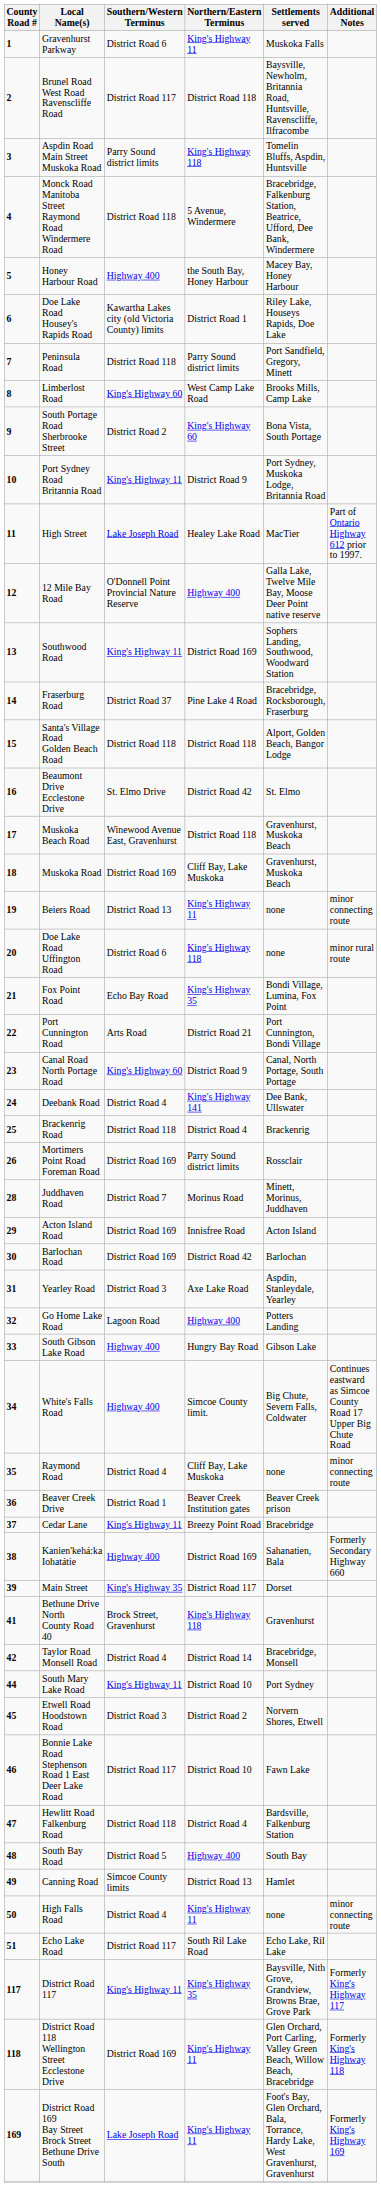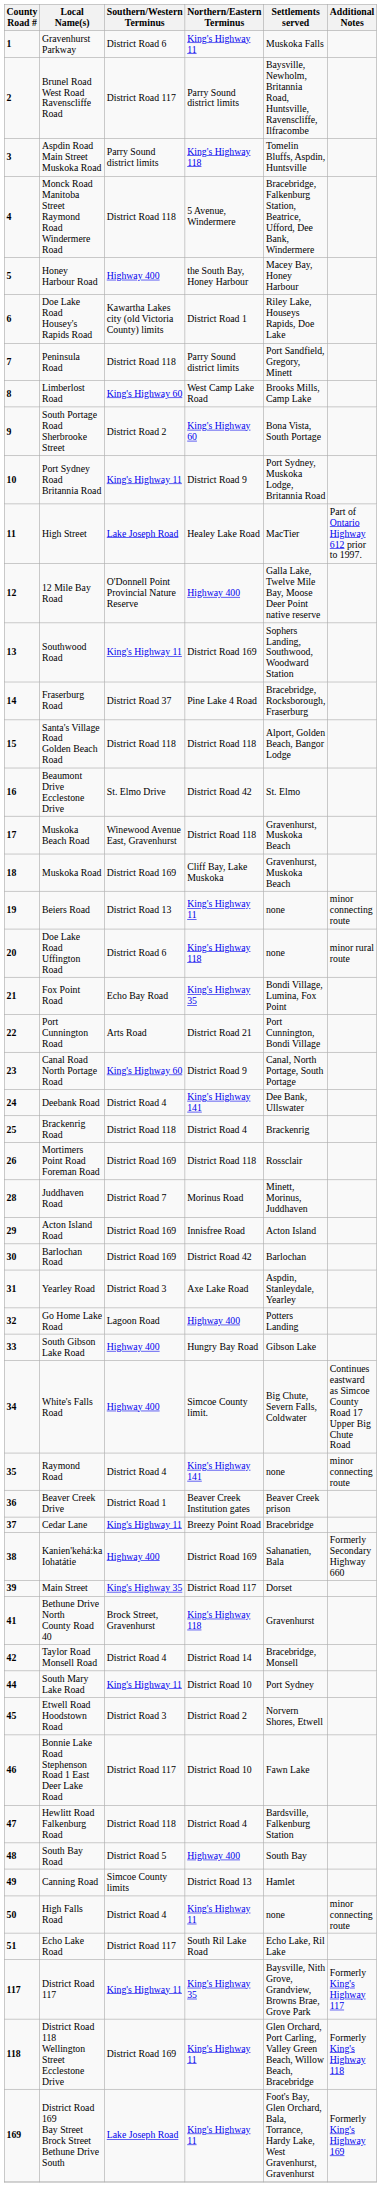(222, 98) District Road 118 -> (213, 98) Parry Sound district limits
(213, 1161) Parry Sound district limits -> (222, 1161) District Road 118
(217, 1471) Cliff Bay, Lake Muskoka -> (219, 1471) King's Highway 141
